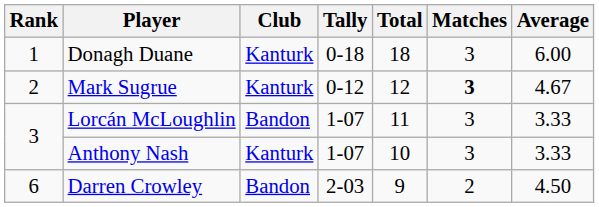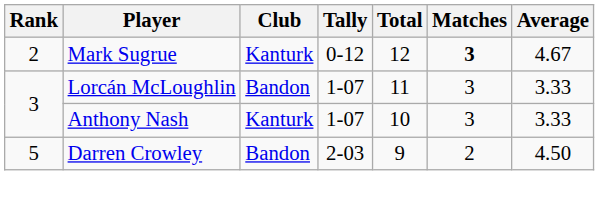- row: (130, 53)
(34, 185) 6 -> (34, 152) 5
